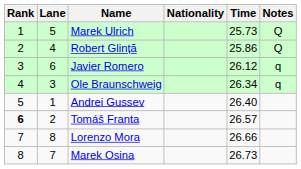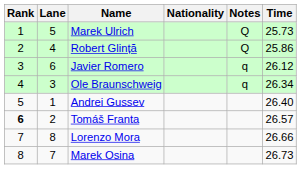columns swapped: (243, 13) <-> (278, 13)
